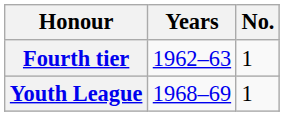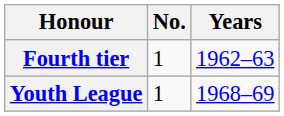columns swapped: (258, 22) <-> (192, 22)
